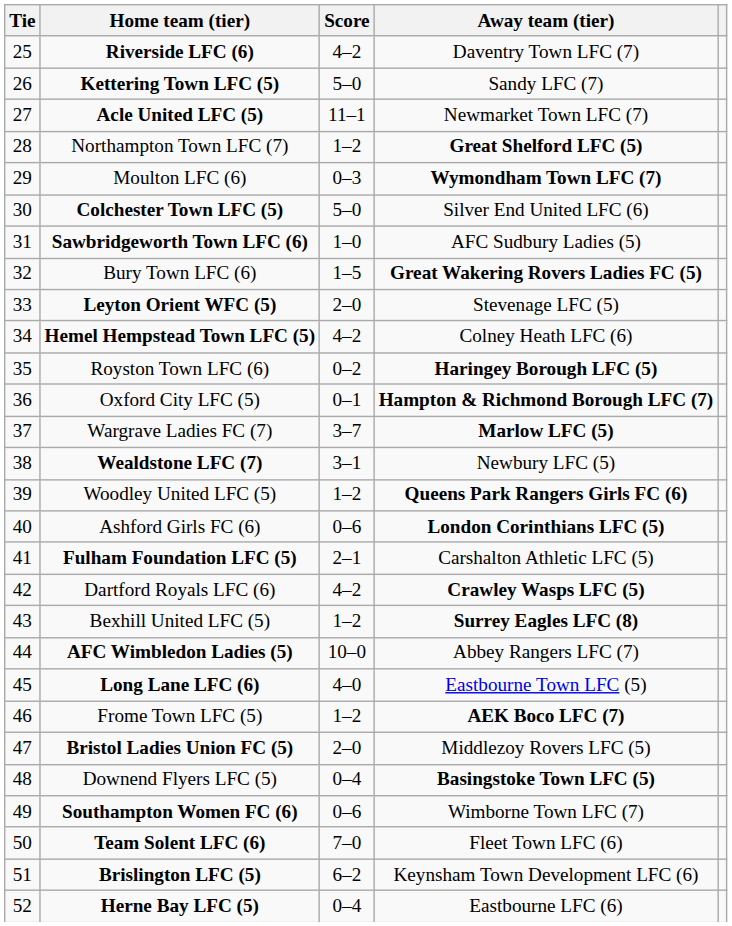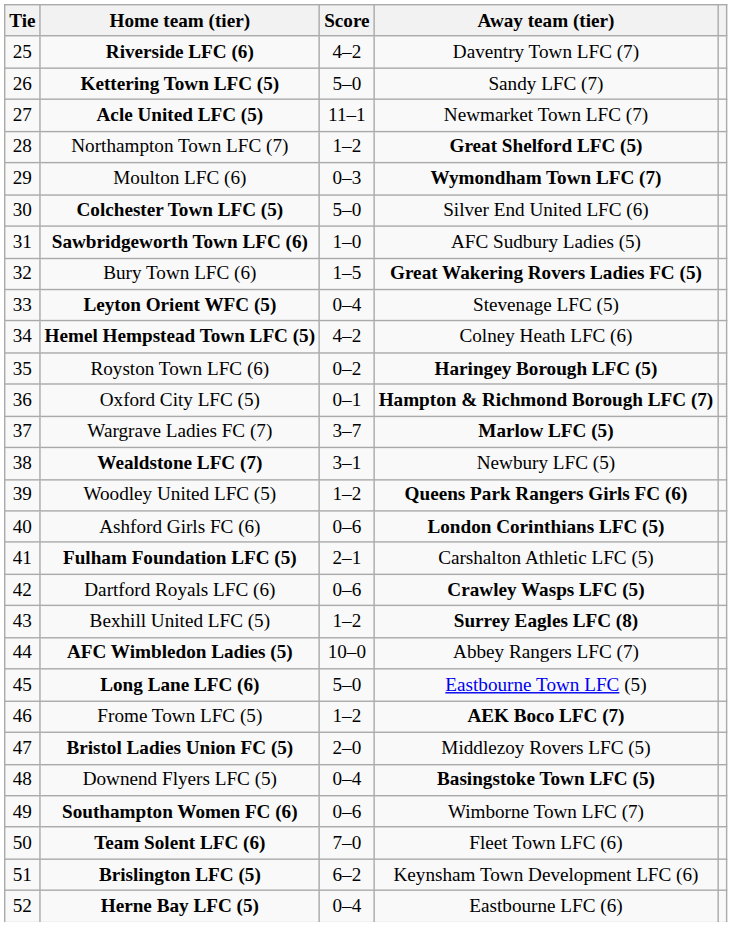(347, 304) 2–0 -> (347, 304) 0–4
(347, 589) 4–2 -> (347, 589) 0–6
(347, 684) 4–0 -> (347, 684) 5–0
